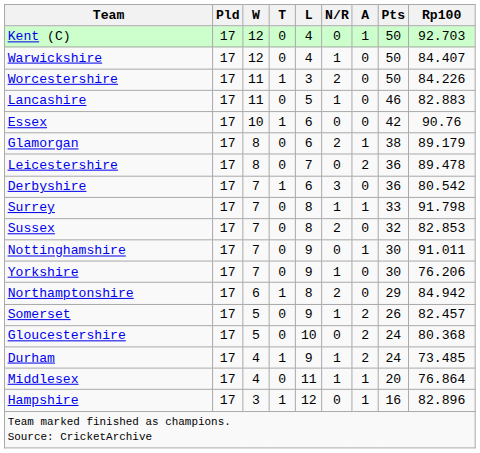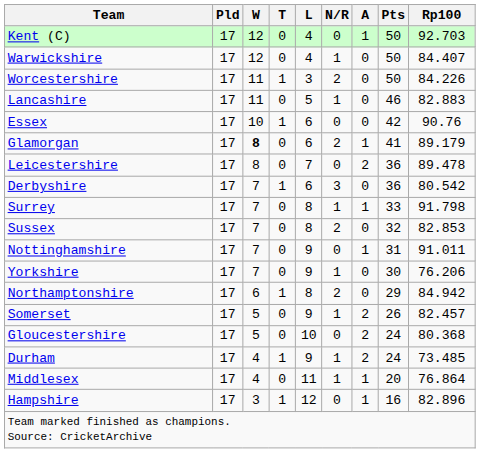(256, 144) normal -> (256, 144) bold
(393, 144) 38 -> (393, 144) 41
(393, 251) 30 -> (393, 251) 31
